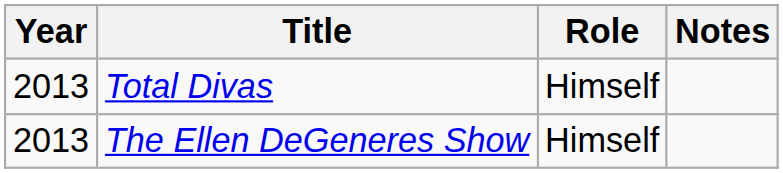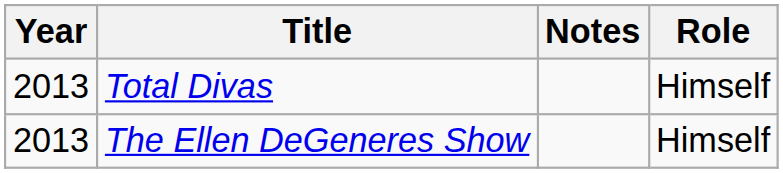columns swapped: (602, 31) <-> (723, 31)
